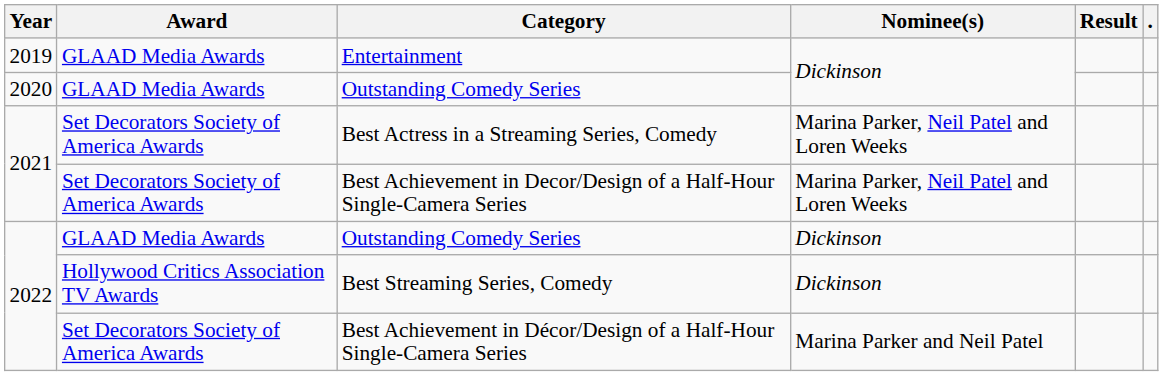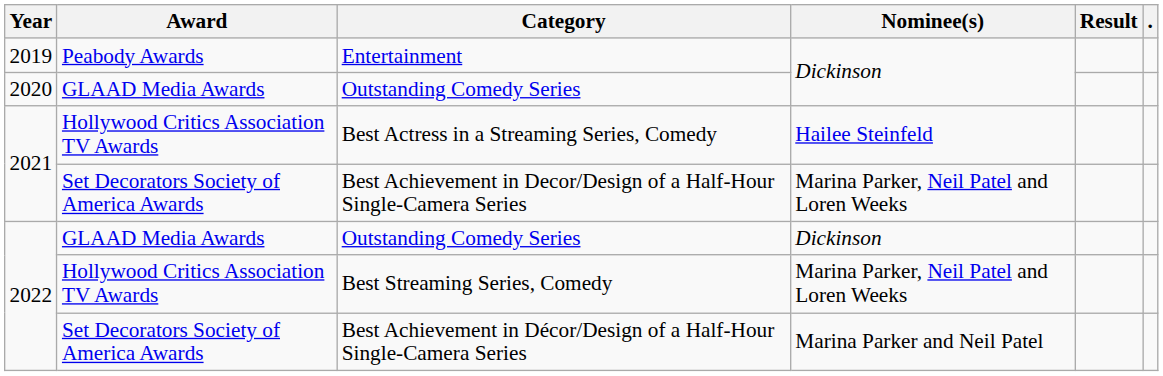(163, 55) GLAAD Media Awards -> (133, 55) Peabody Awards
(171, 134) Set Decorators Society of America Awards -> (193, 134) Hollywood Critics Association TV Awards
(922, 134) Marina Parker, Neil Patel and Loren Weeks -> (864, 134) Hailee Steinfeld
(838, 283) Dickinson -> (922, 283) Marina Parker, Neil Patel and Loren Weeks
